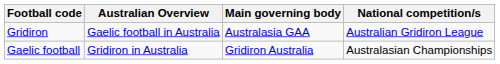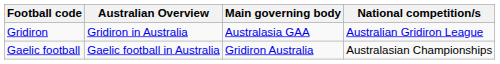(153, 31) Gaelic football in Australia -> (137, 31) Gridiron in Australia
(137, 50) Gridiron in Australia -> (153, 50) Gaelic football in Australia
